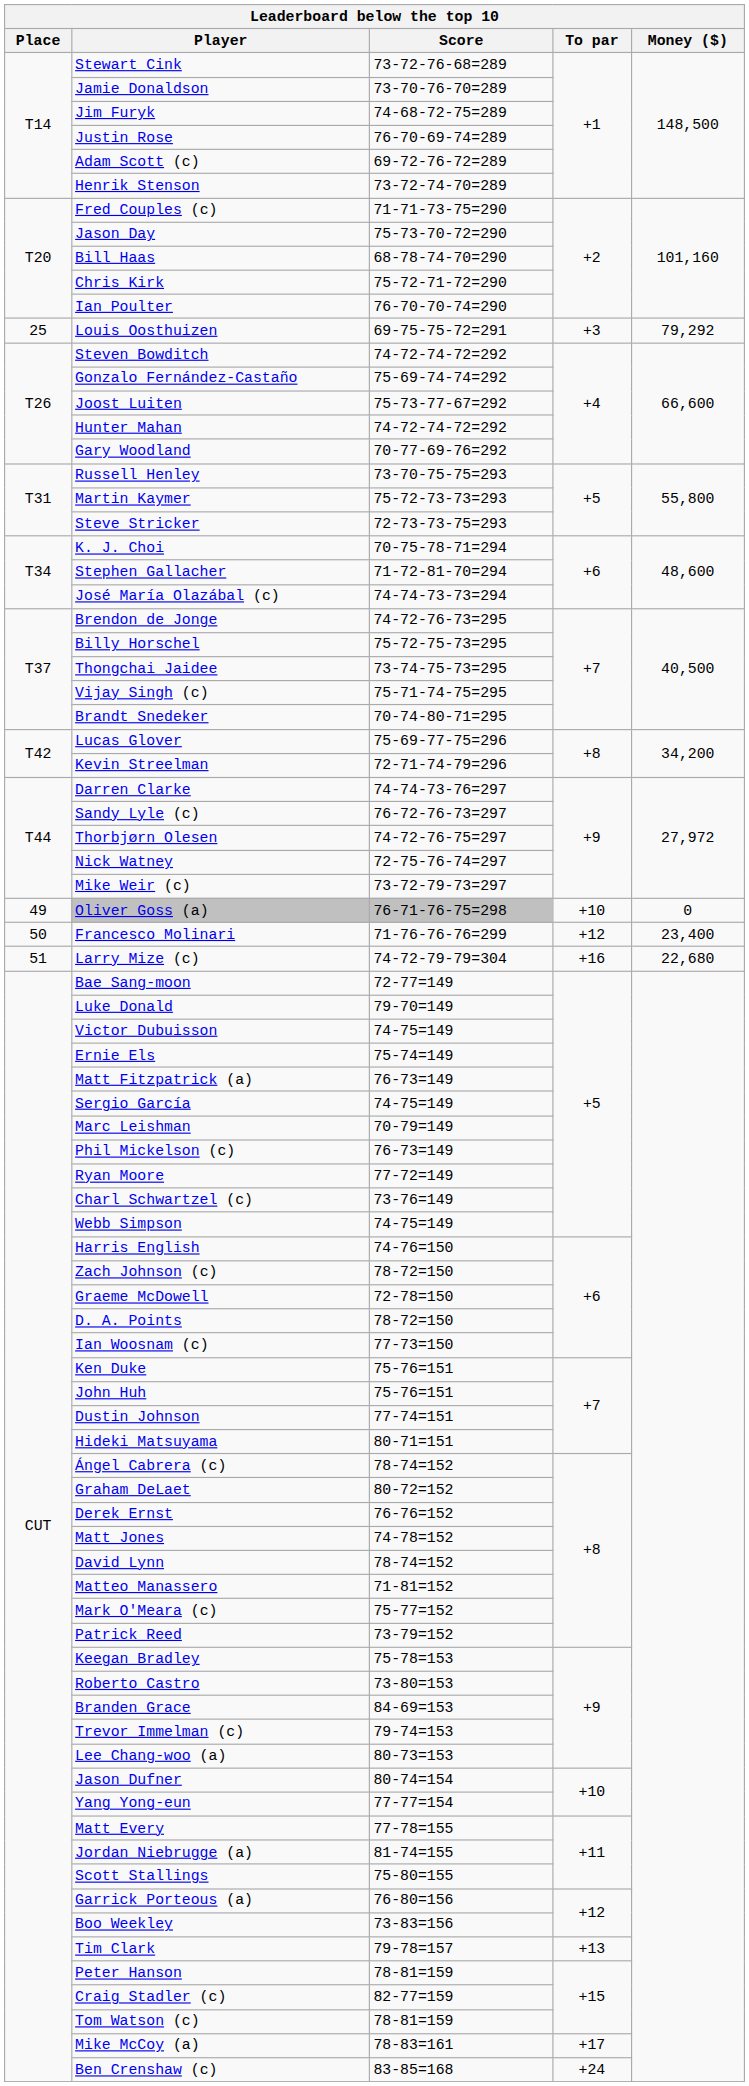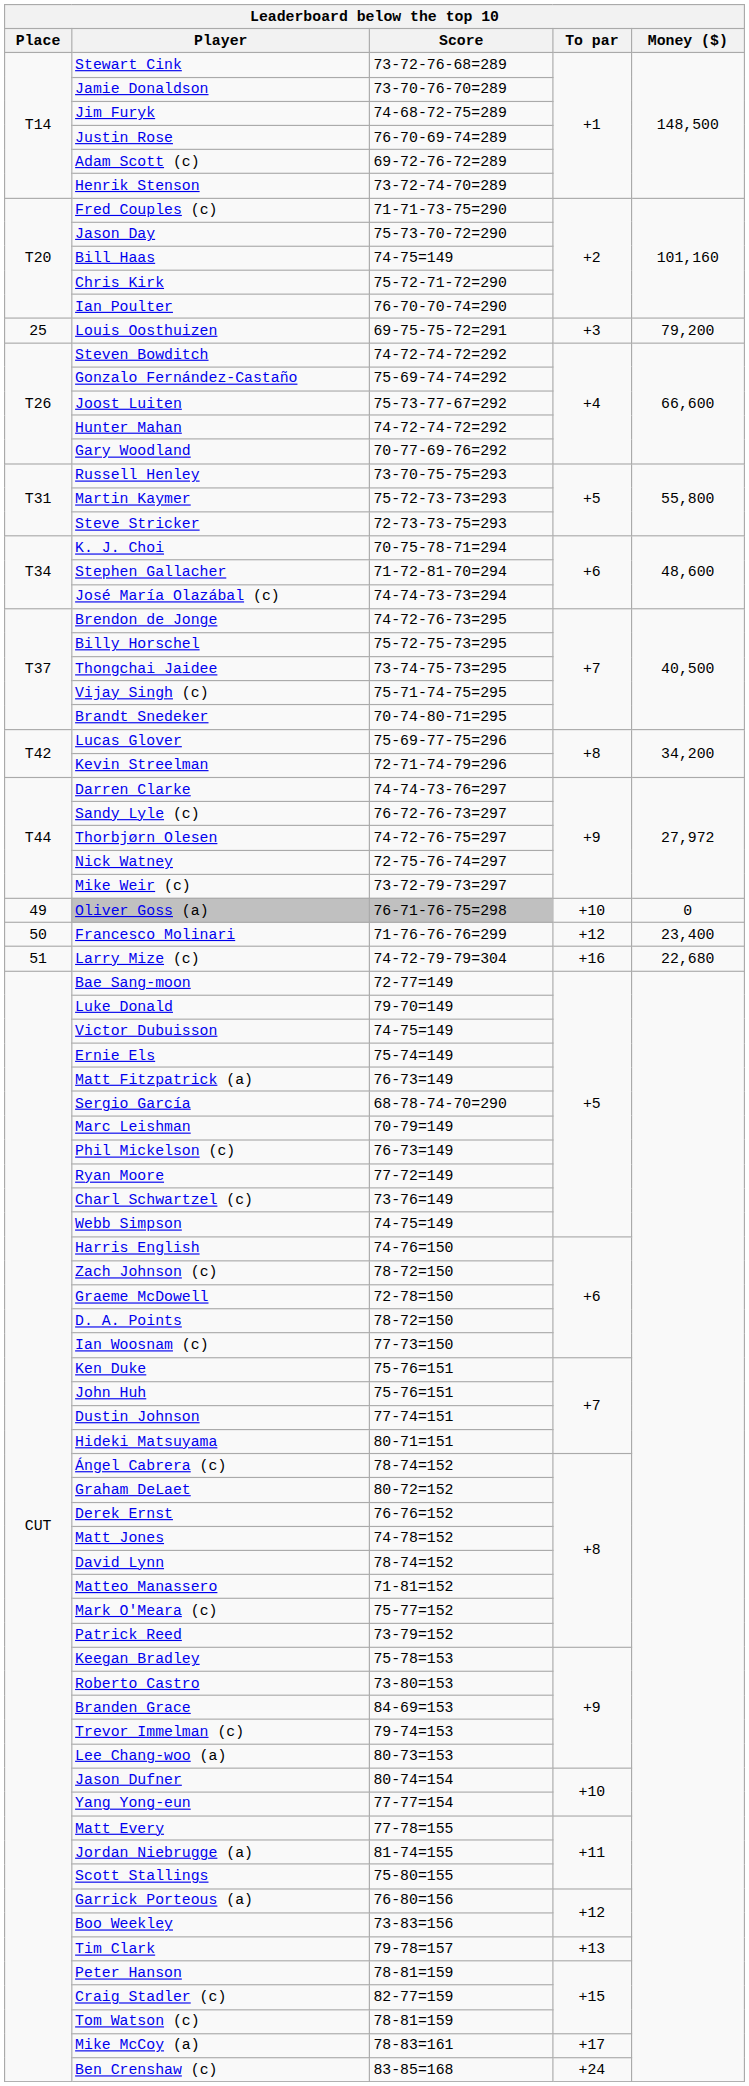(440, 258) 68-78-74-70=290 -> (413, 258) 74-75=149
(688, 331) 79,292 -> (688, 331) 79,200
(413, 1104) 74-75=149 -> (440, 1104) 68-78-74-70=290
